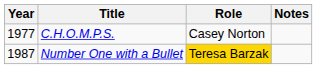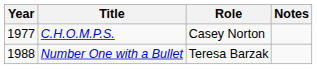(21, 53) 1987 -> (21, 53) 1988
(229, 53) gold background -> (229, 53) no background
